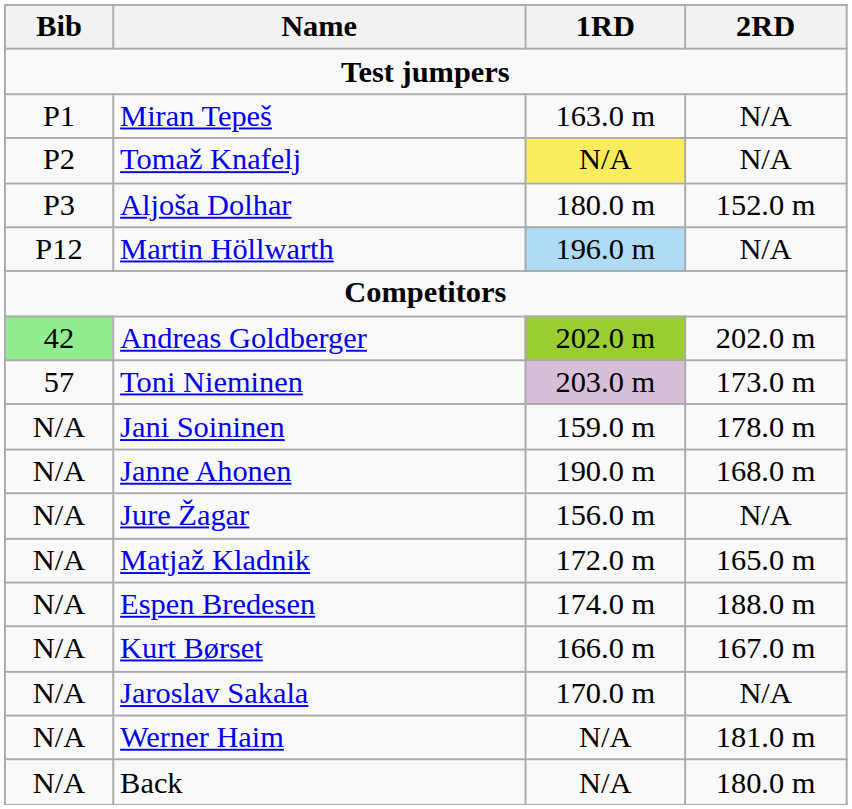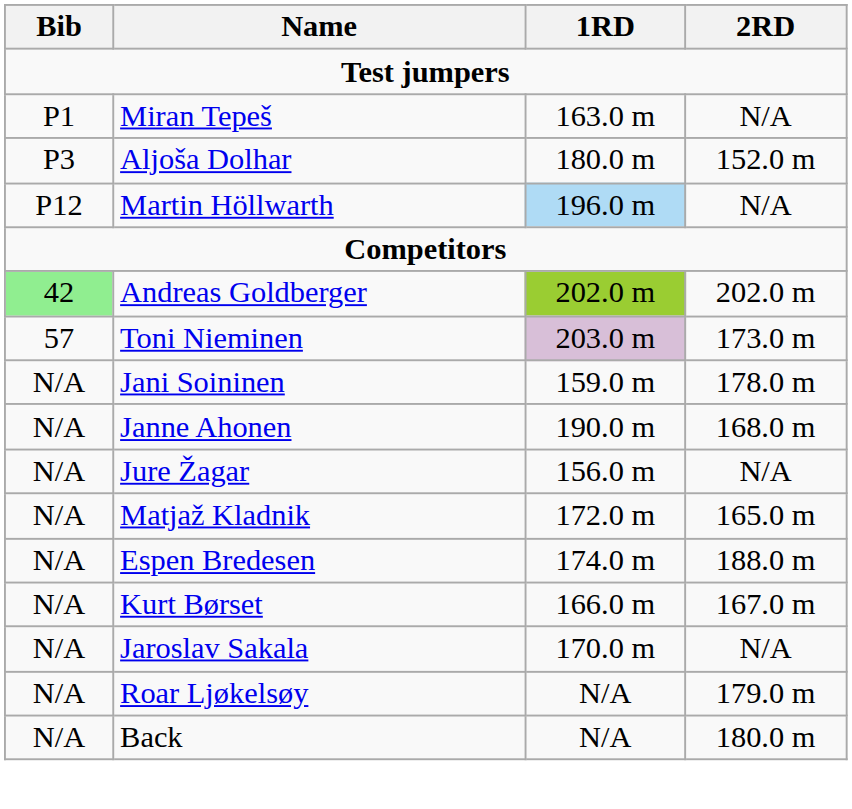- row: (211, 159)
- row: (202, 737)
+ row: (214, 692)
